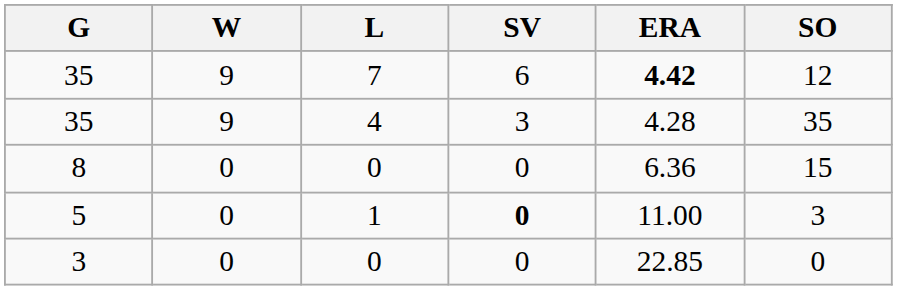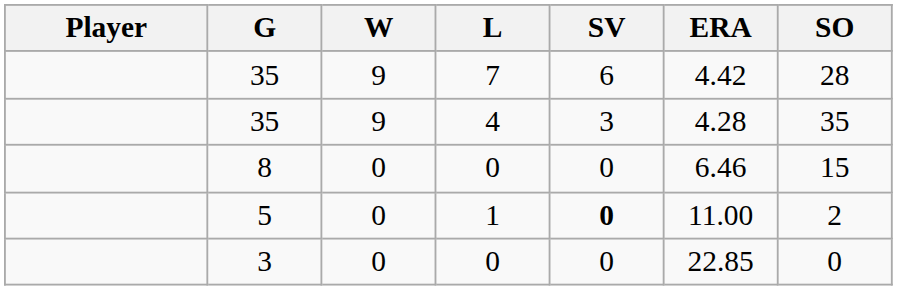+ column: (106, 27)
(670, 74) bold -> (721, 74) normal
(818, 74) 12 -> (835, 74) 28
(670, 167) 6.36 -> (721, 167) 6.46
(818, 214) 3 -> (835, 214) 2
